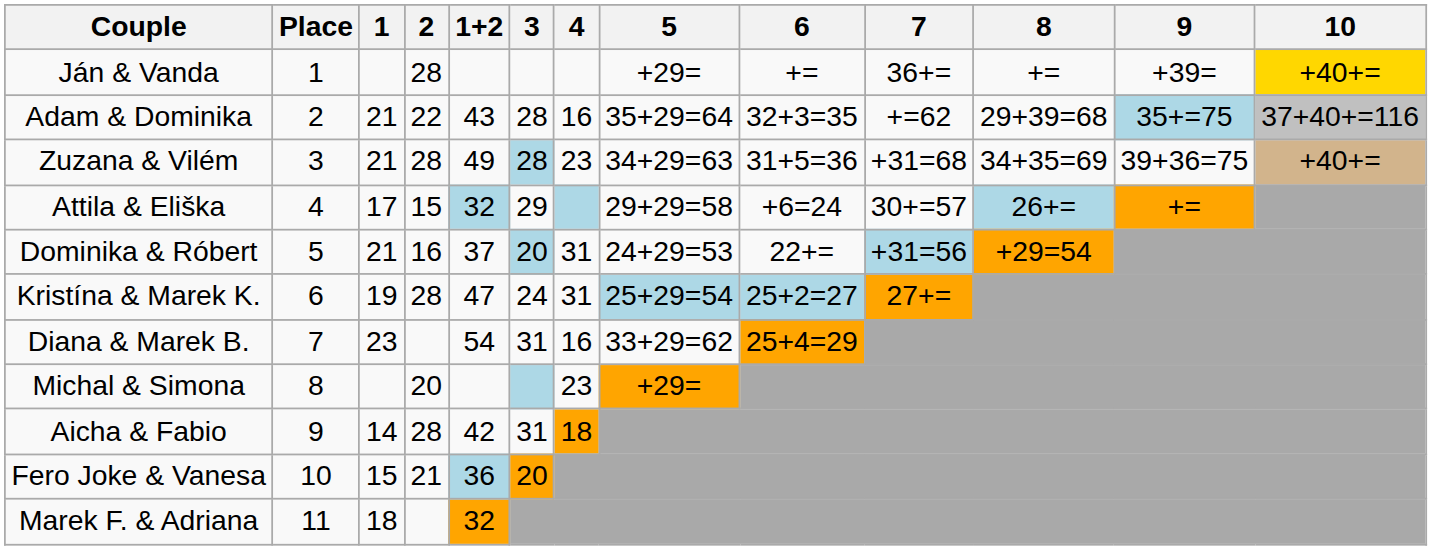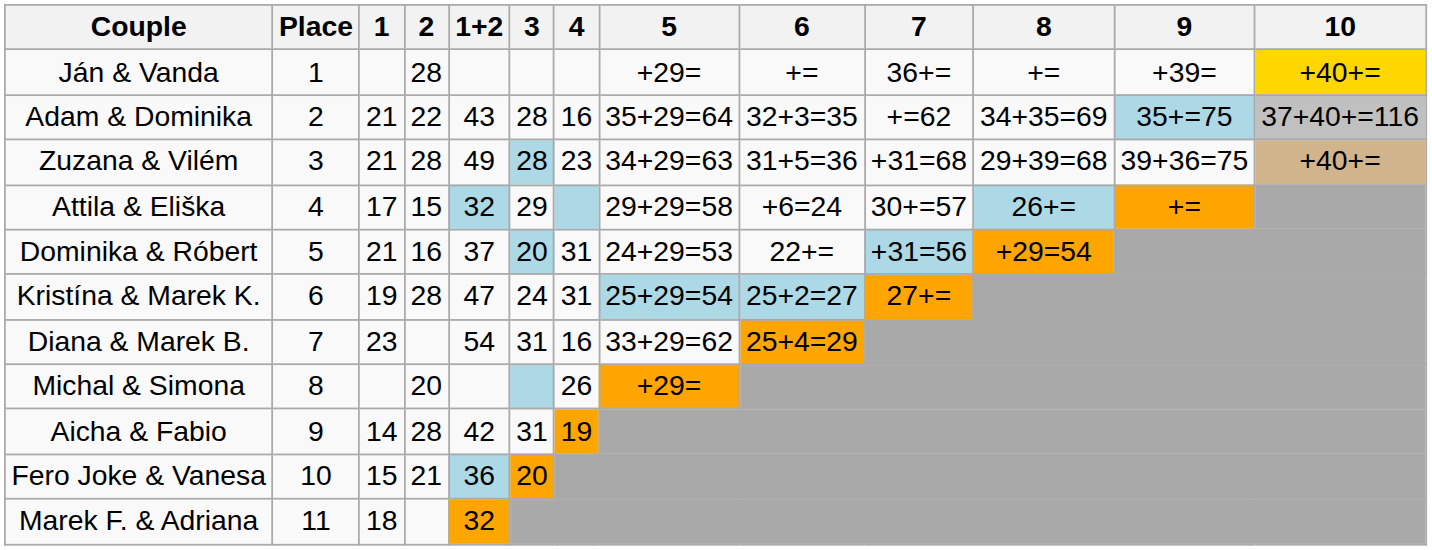(1044, 116) 29+39=68 -> (1044, 116) 34+35=69
(1044, 161) 34+35=69 -> (1044, 161) 29+39=68
(577, 386) 23 -> (577, 386) 26
(577, 431) 18 -> (577, 431) 19
